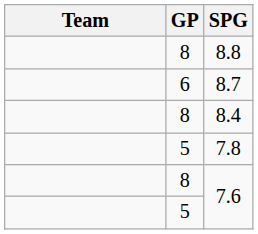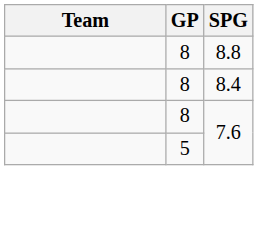- row: (185, 84)
- row: (185, 148)
